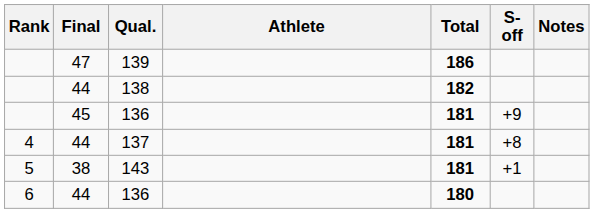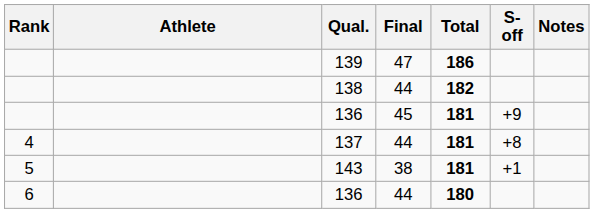columns swapped: (297, 27) <-> (81, 27)
